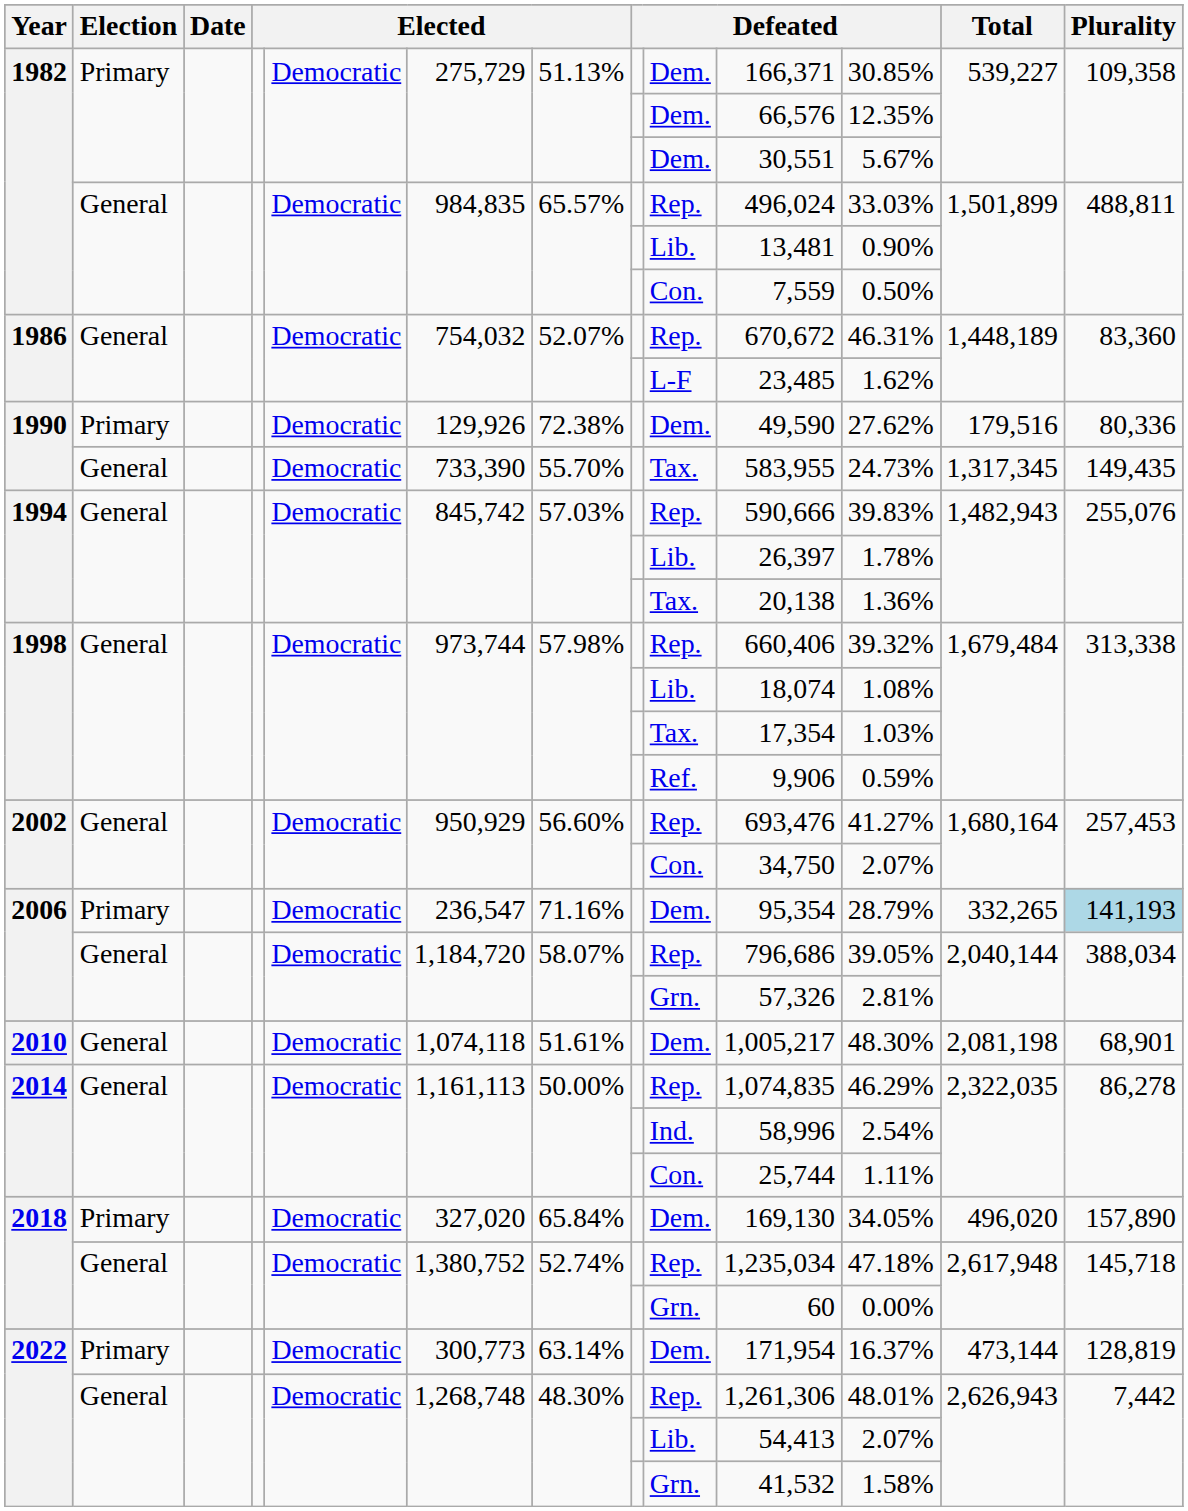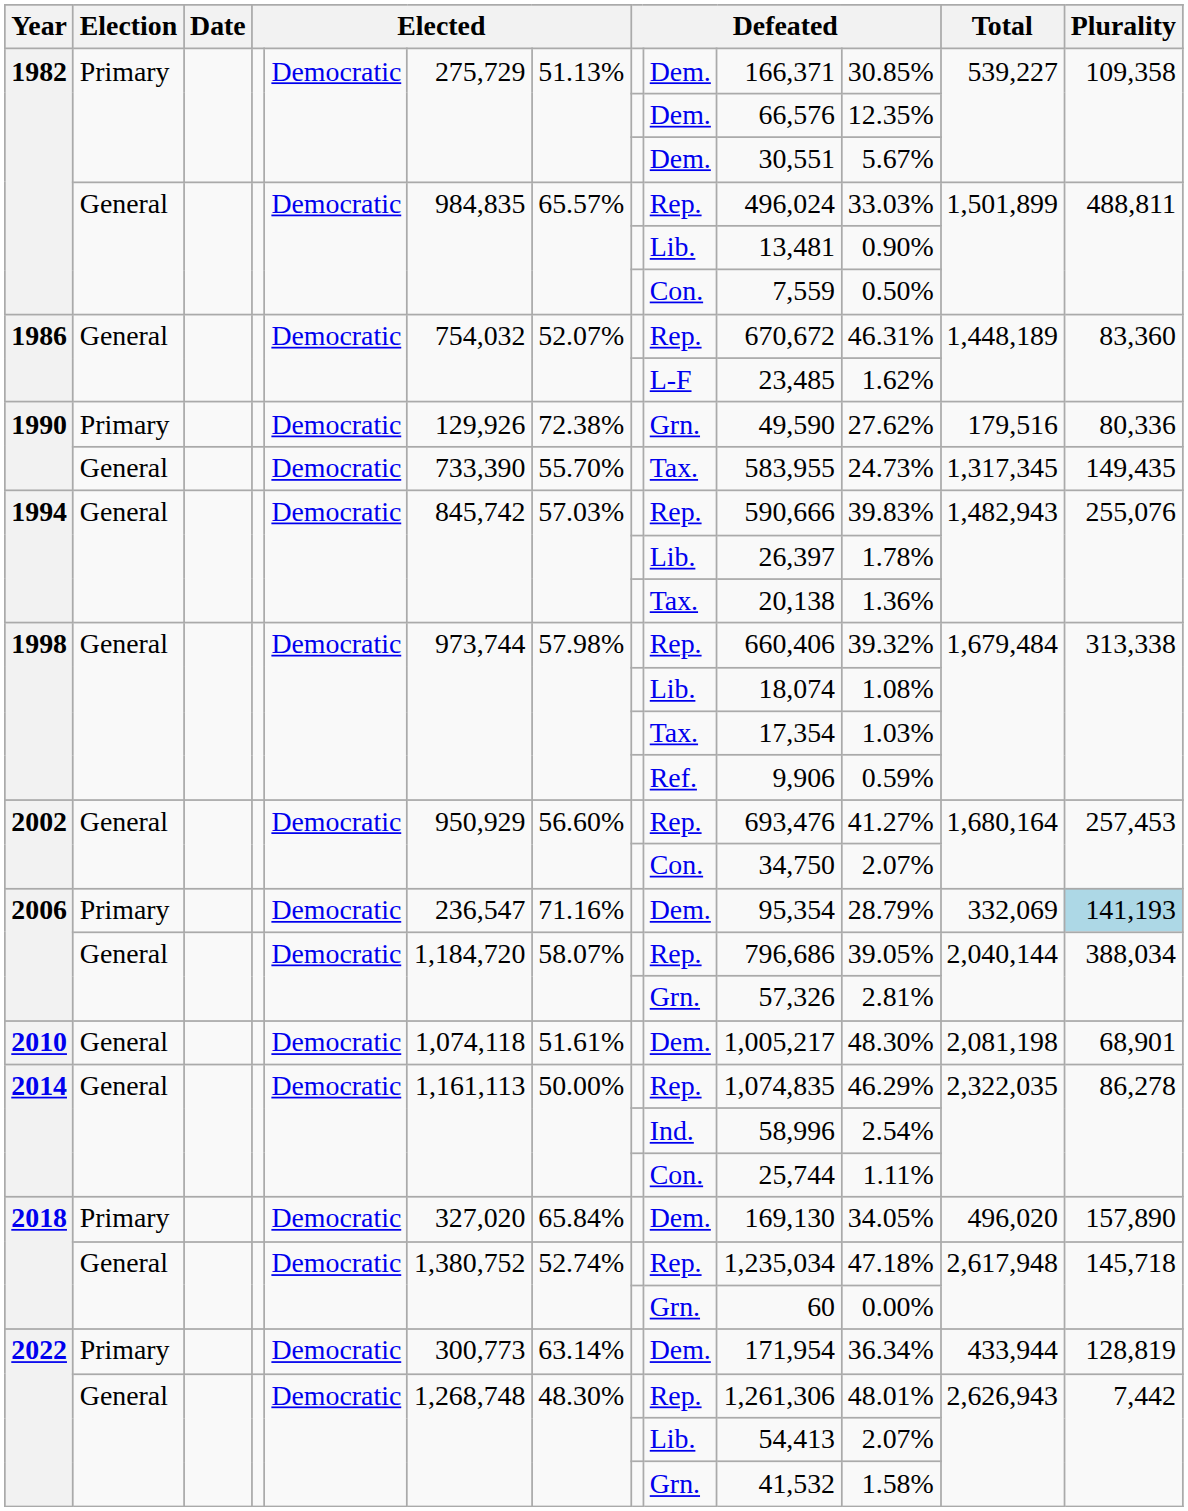(680, 423) Dem. -> (675, 423) Grn.
(1013, 909) 332,265 -> (1013, 909) 332,069
(891, 1351) 16.37% -> (891, 1351) 36.34%
(1013, 1351) 473,144 -> (1013, 1351) 433,944
